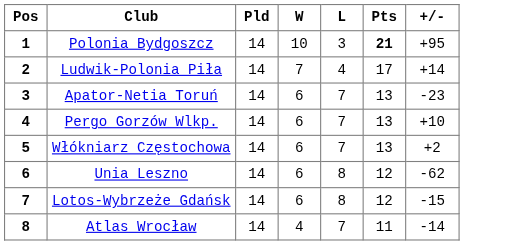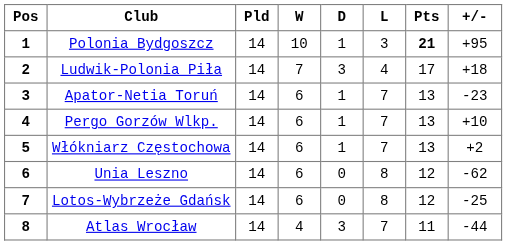+ column: (342, 18)
(432, 70) +14 -> (475, 70) +18
(432, 201) -15 -> (475, 201) -25
(432, 227) -14 -> (475, 227) -44
